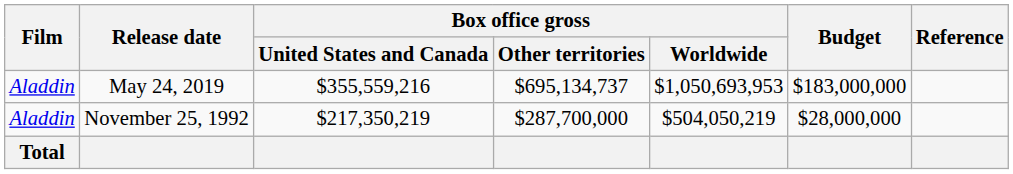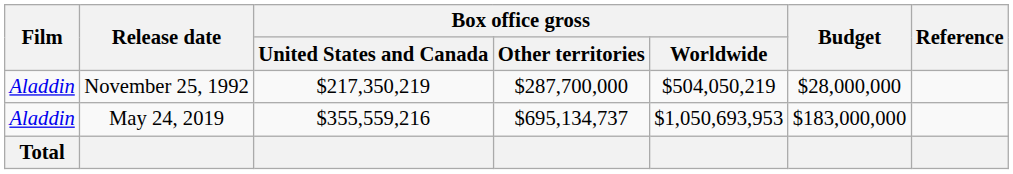rows swapped: (167, 119) <-> (167, 86)
